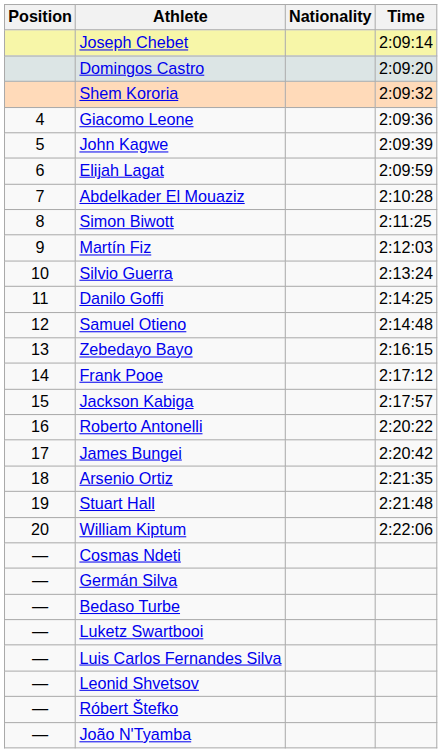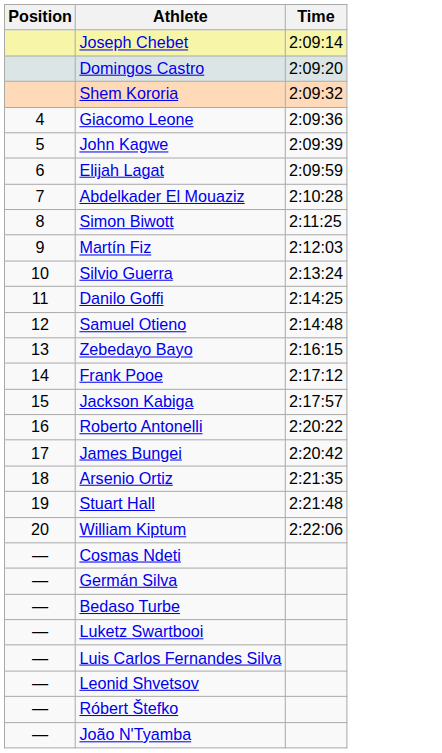- column: (330, 17)
